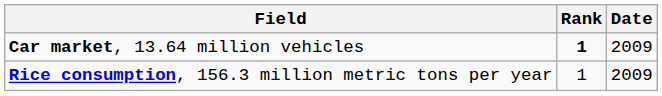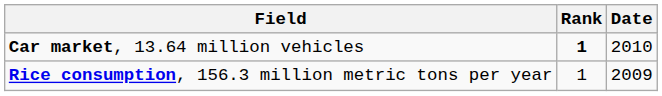(632, 47) 2009 -> (632, 47) 2010
